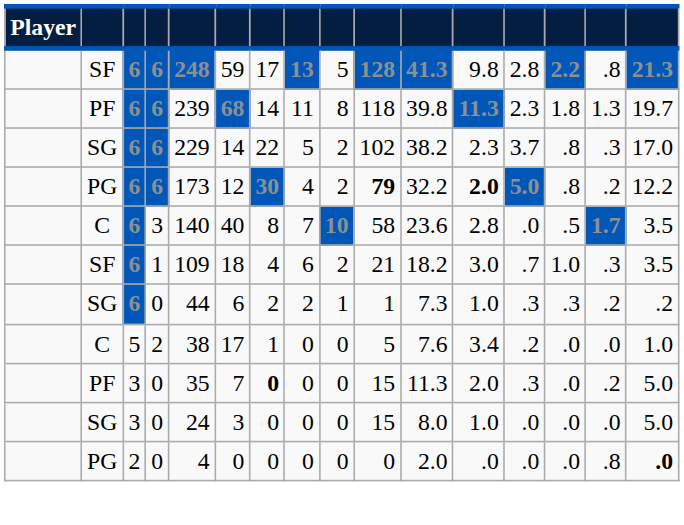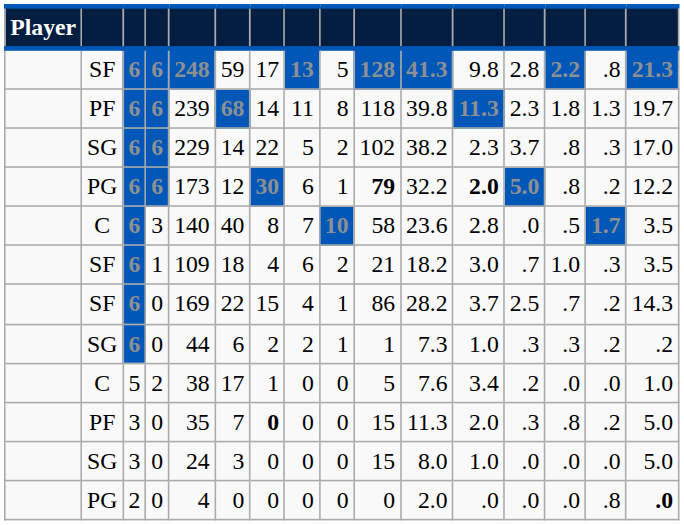(308, 186) 4 -> (308, 186) 6
(343, 186) 2 -> (343, 186) 1
+ row: (102, 304)
(571, 382) .0 -> (571, 421) .8
